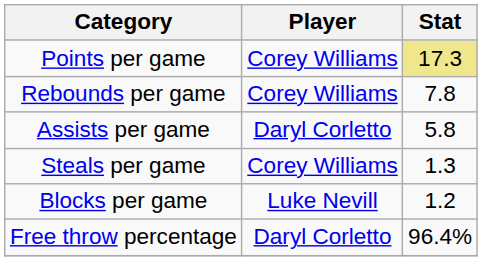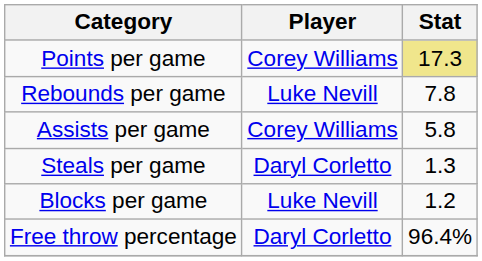(322, 93) Corey Williams -> (322, 93) Luke Nevill
(322, 129) Daryl Corletto -> (322, 129) Corey Williams
(322, 165) Corey Williams -> (322, 165) Daryl Corletto
